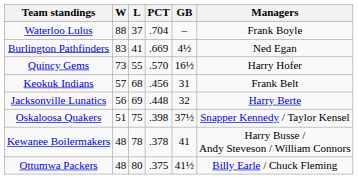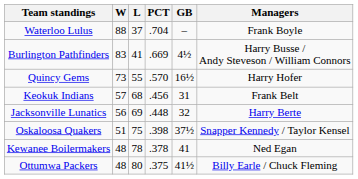(275, 48) Ned Egan -> (275, 54) Harry Busse / Andy Steveson / William Connors
(275, 142) Harry Busse / Andy Steveson / William Connors -> (275, 148) Ned Egan
